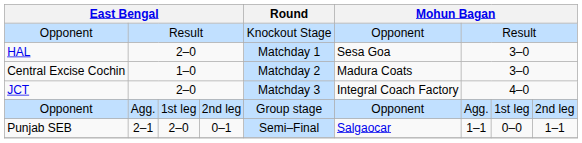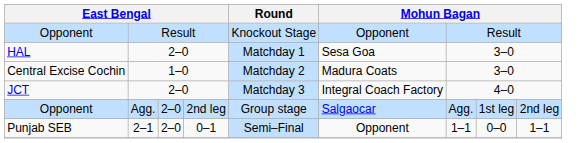(179, 109) 1st leg -> (171, 109) 2–0
(398, 109) Opponent -> (349, 109) Salgaocar
(364, 128) Salgaocar -> (382, 128) Opponent
